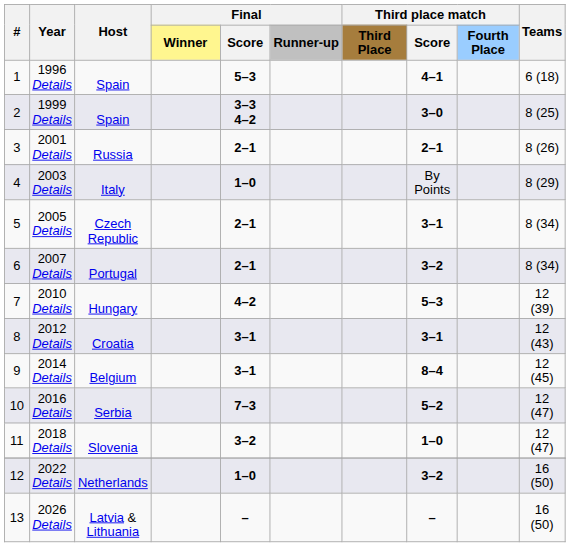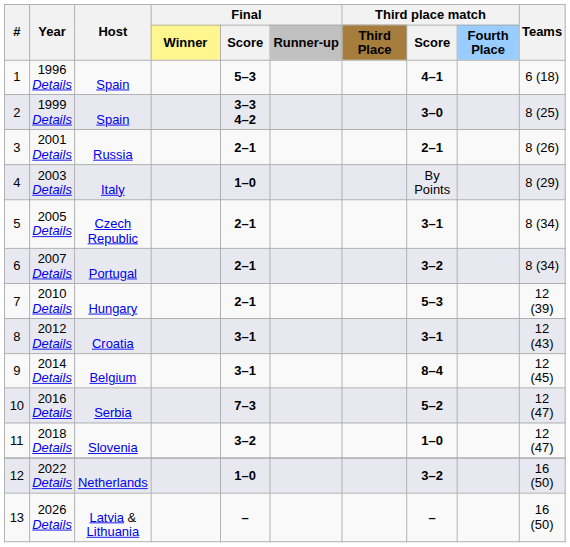(245, 301) 4–2 -> (245, 301) 2–1
